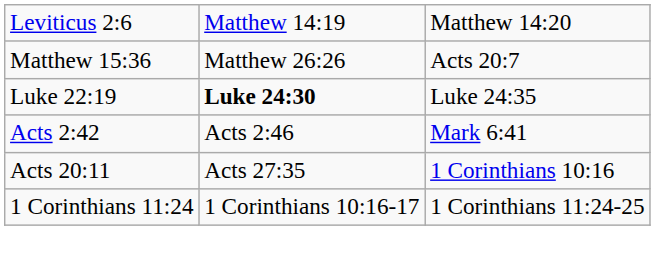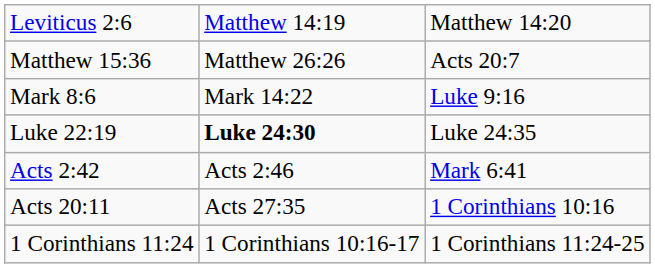+ row: (53, 96)
